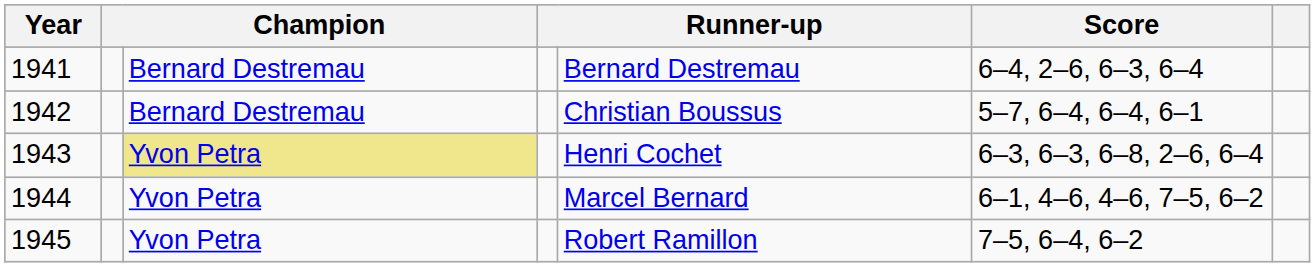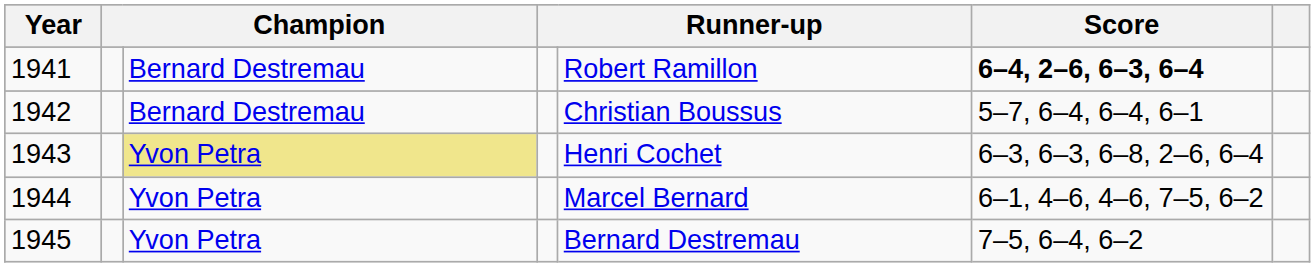(682, 68) Bernard Destremau -> (661, 68) Robert Ramillon
(1091, 68) normal -> (1091, 68) bold
(661, 240) Robert Ramillon -> (682, 240) Bernard Destremau
